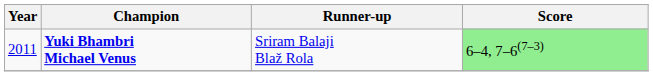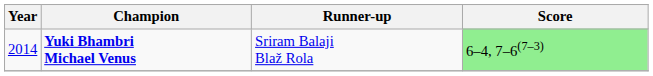(22, 49) 2011 -> (23, 49) 2014
